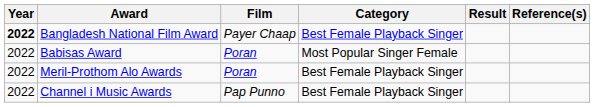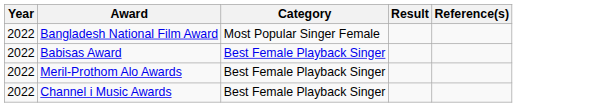- column: (260, 14)
(21, 33) bold -> (21, 33) normal
(382, 33) Best Female Playback Singer -> (302, 33) Most Popular Singer Female
(379, 53) Most Popular Singer Female -> (305, 53) Best Female Playback Singer
